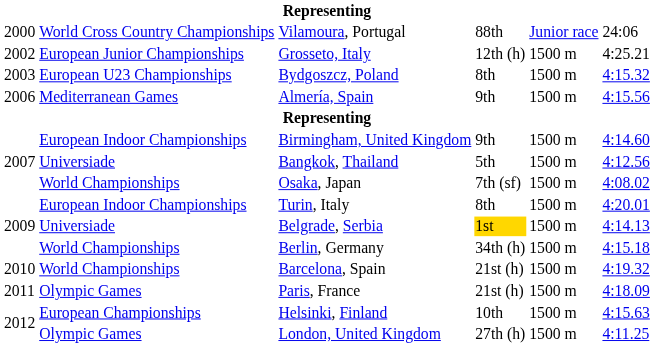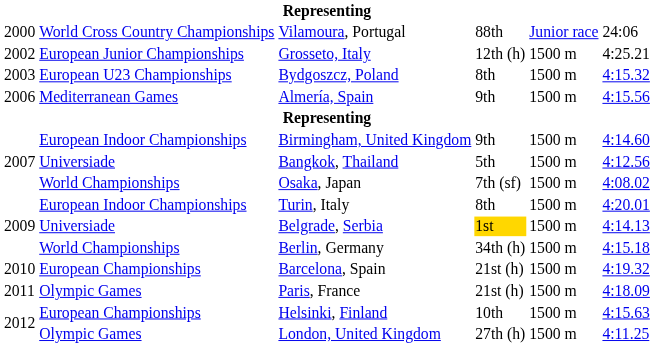(109, 269) World Championships -> (120, 269) European Championships
